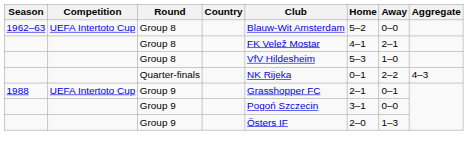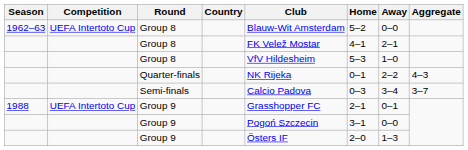+ row: (26, 91)
